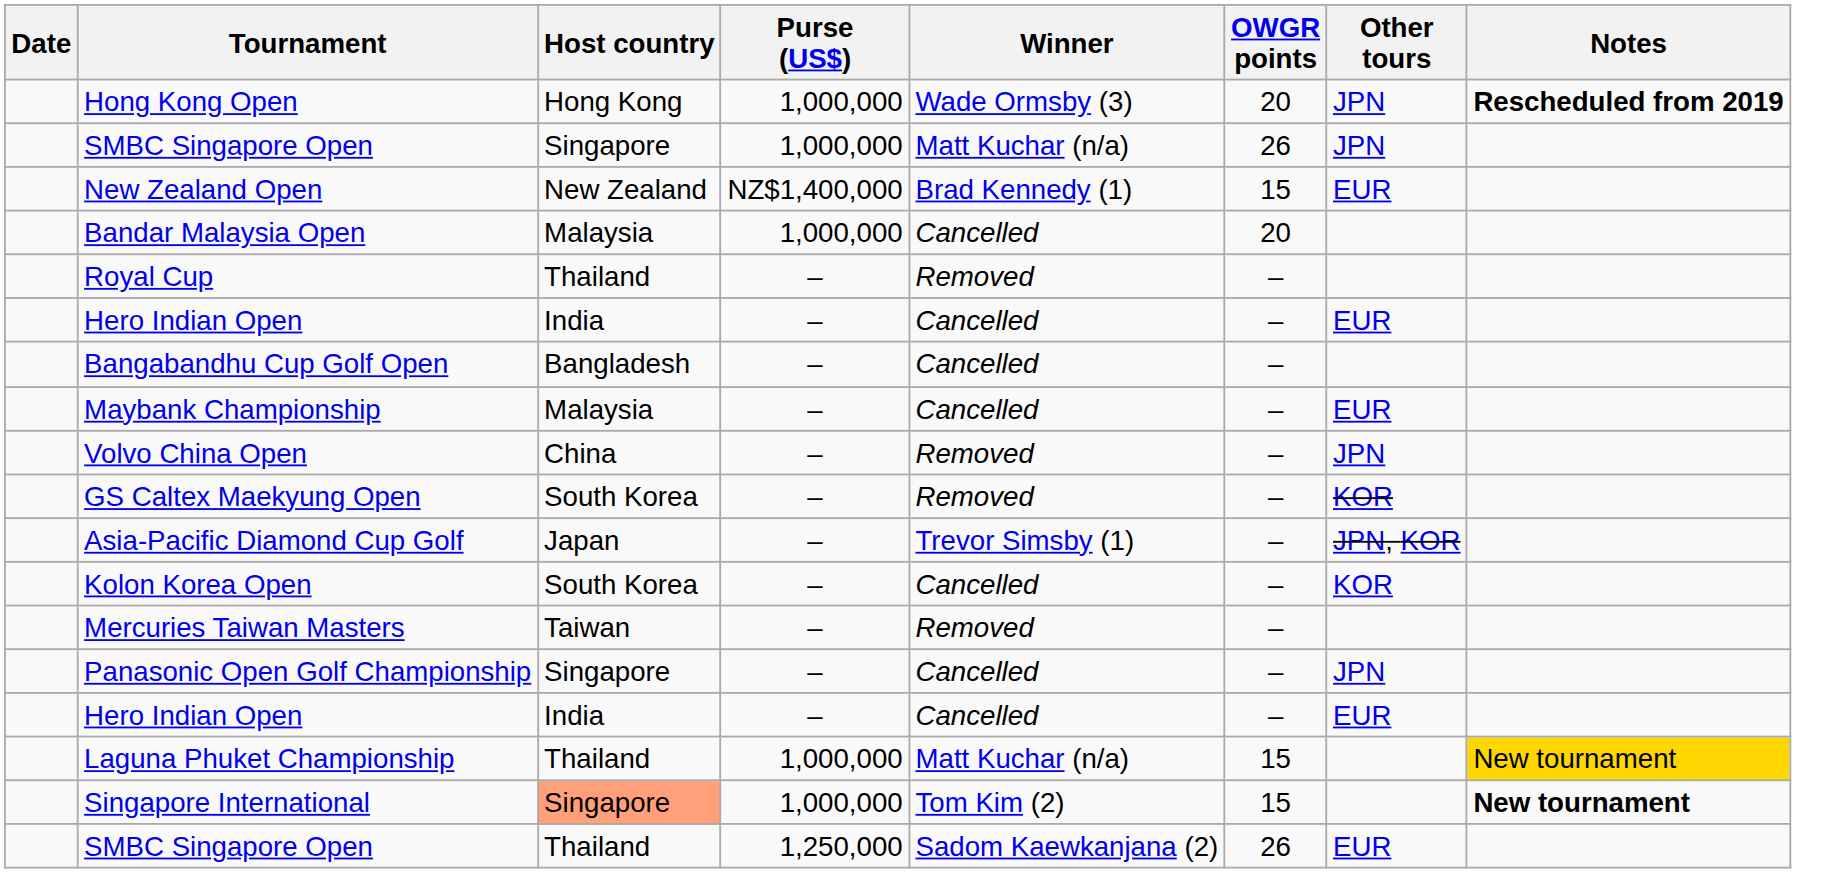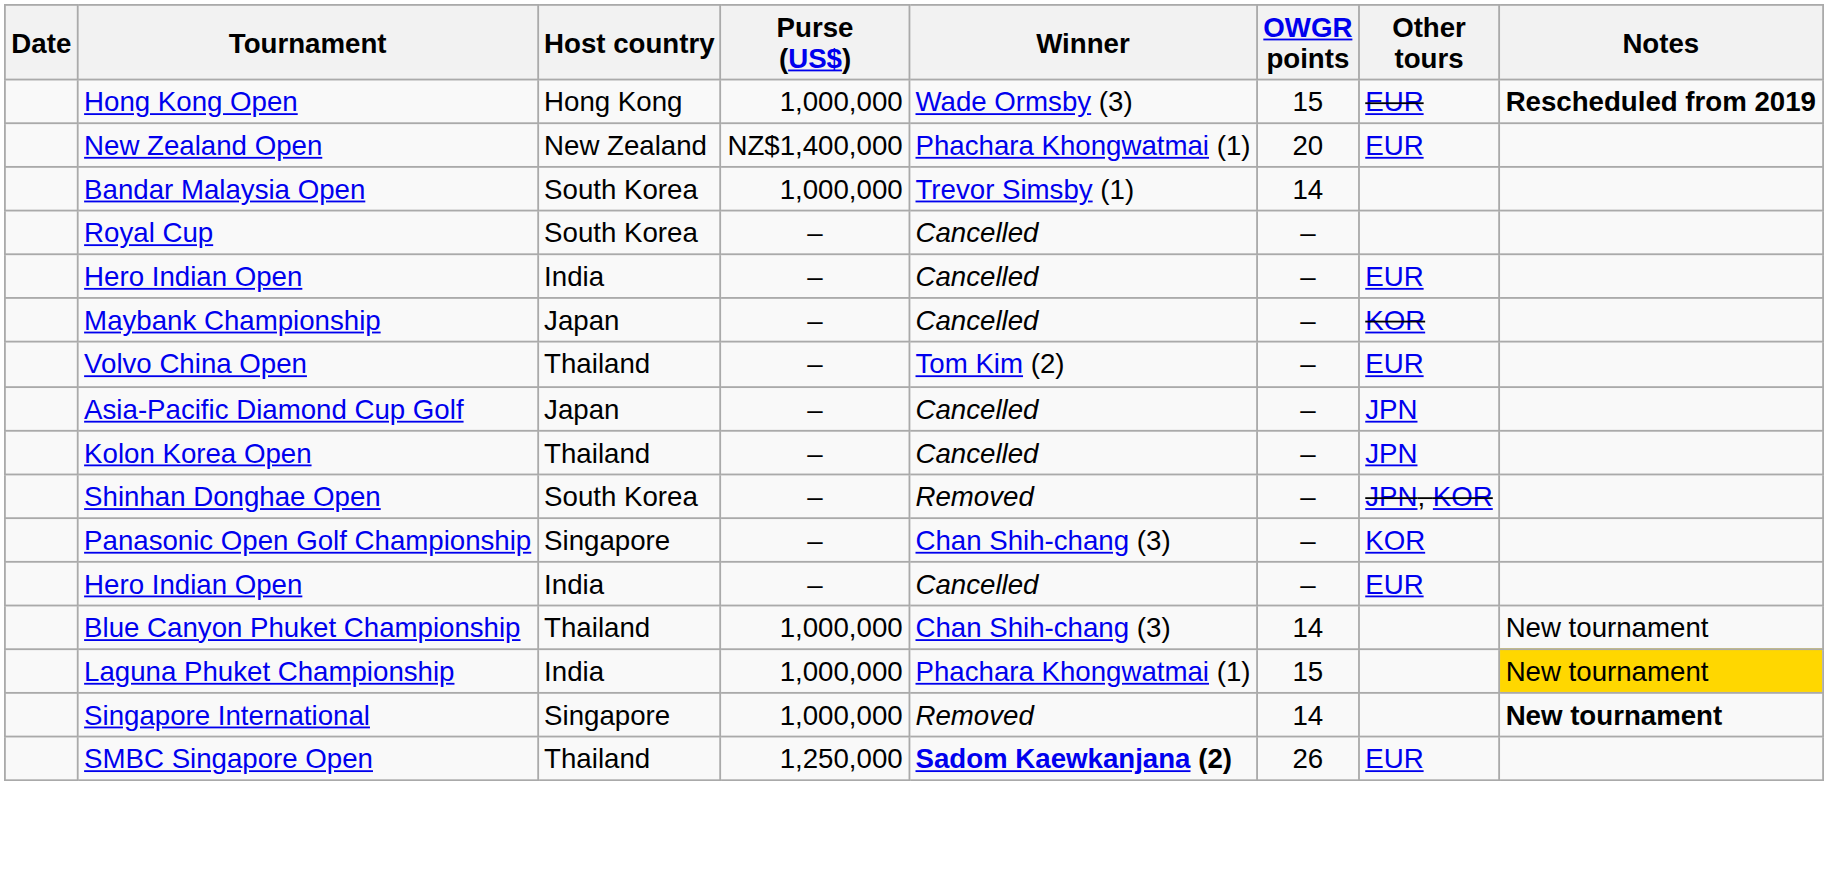(1276, 102) 20 -> (1308, 102) 15
(1359, 102) JPN -> (1394, 102) EUR
- row: (229, 146)
(1024, 189) Brad Kennedy (1) -> (1083, 146) Phachara Khongwatmai (1)
(1276, 189) 15 -> (1308, 146) 20
(599, 233) Malaysia -> (621, 189) South Korea
(977, 233) Cancelled -> (1025, 189) Trevor Simsby (1)
(1276, 233) 20 -> (1308, 189) 14
(597, 277) Thailand -> (621, 233) South Korea
(975, 277) Removed -> (977, 233) Cancelled
- row: (266, 364)
(599, 408) Malaysia -> (582, 321) Japan
(1362, 408) EUR -> (1395, 321) KOR
(580, 452) China -> (597, 364) Thailand
(975, 452) Removed -> (990, 364) Tom Kim (2)
(1359, 452) JPN -> (1394, 364) EUR
- row: (252, 496)
(1025, 540) Trevor Simsby (1) -> (977, 408) Cancelled
(1397, 540) JPN, KOR -> (1391, 408) JPN
(621, 583) South Korea -> (597, 452) Thailand
(1363, 583) KOR -> (1391, 452) JPN
+ row: (232, 496)
- row: (244, 627)
(977, 671) Cancelled -> (1043, 540) Chan Shih-chang (3)
(1359, 671) JPN -> (1395, 540) KOR
+ row: (302, 627)
(597, 759) Thailand -> (574, 671) India
(1022, 759) Matt Kuchar (n/a) -> (1083, 671) Phachara Khongwatmai (1)
(607, 802) lightsalmon background -> (607, 715) no background
(990, 802) Tom Kim (2) -> (975, 715) Removed
(1276, 802) 15 -> (1308, 715) 14
(1067, 846) normal -> (1074, 759) bold
